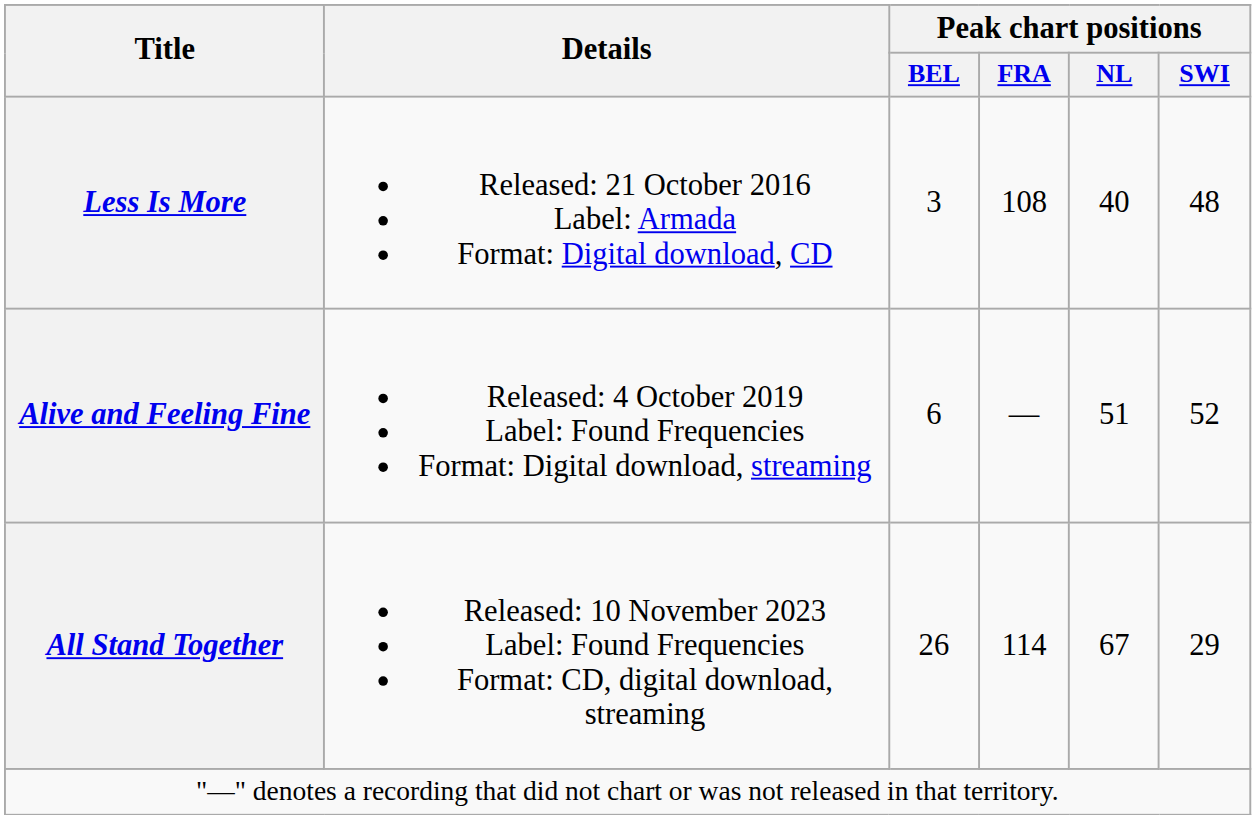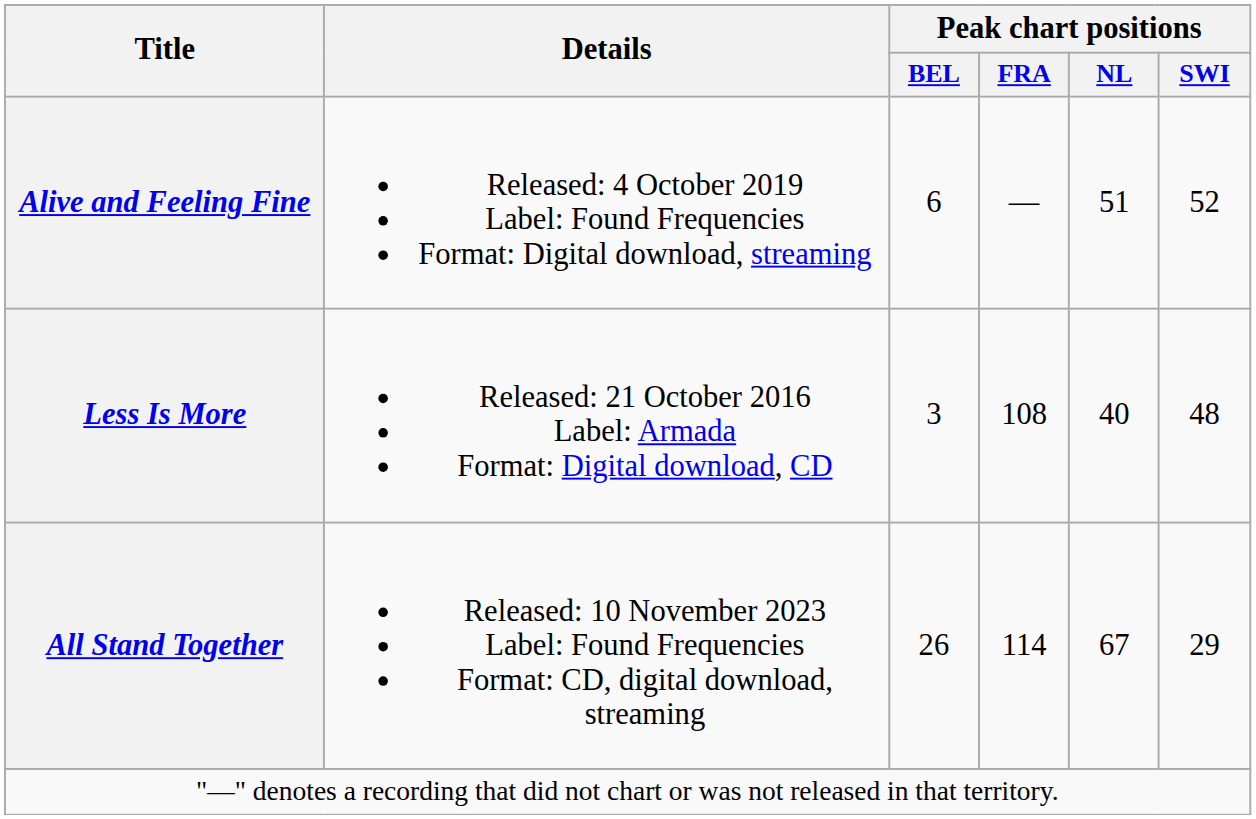rows swapped: (165, 202) <-> (165, 414)
